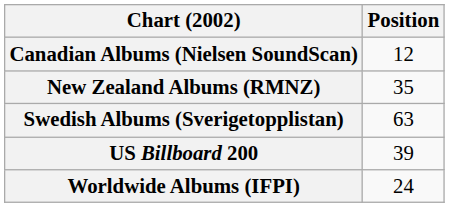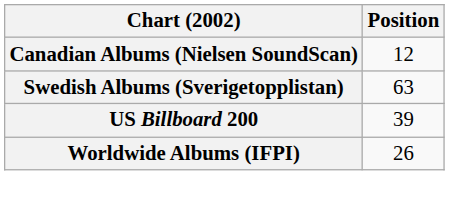- row: (184, 86)
(403, 185) 24 -> (403, 152) 26
